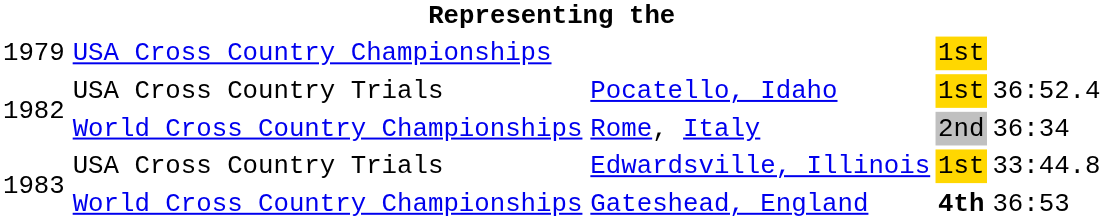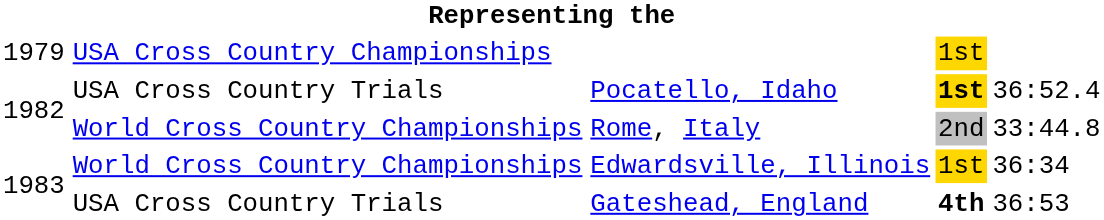(961, 91) normal -> (961, 91) bold
(1031, 129) 36:34 -> (1046, 129) 33:44.8
(258, 166) USA Cross Country Trials -> (328, 166) World Cross Country Championships
(1046, 166) 33:44.8 -> (1031, 166) 36:34
(328, 204) World Cross Country Championships -> (258, 204) USA Cross Country Trials
